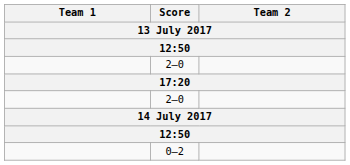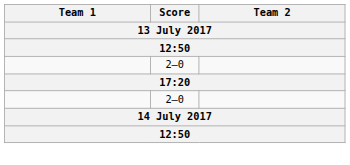- row: (77, 151)
